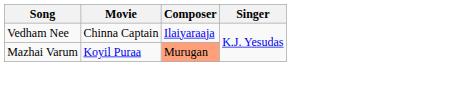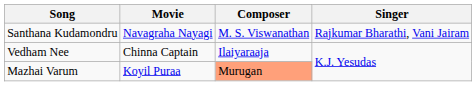+ row: (62, 33)
